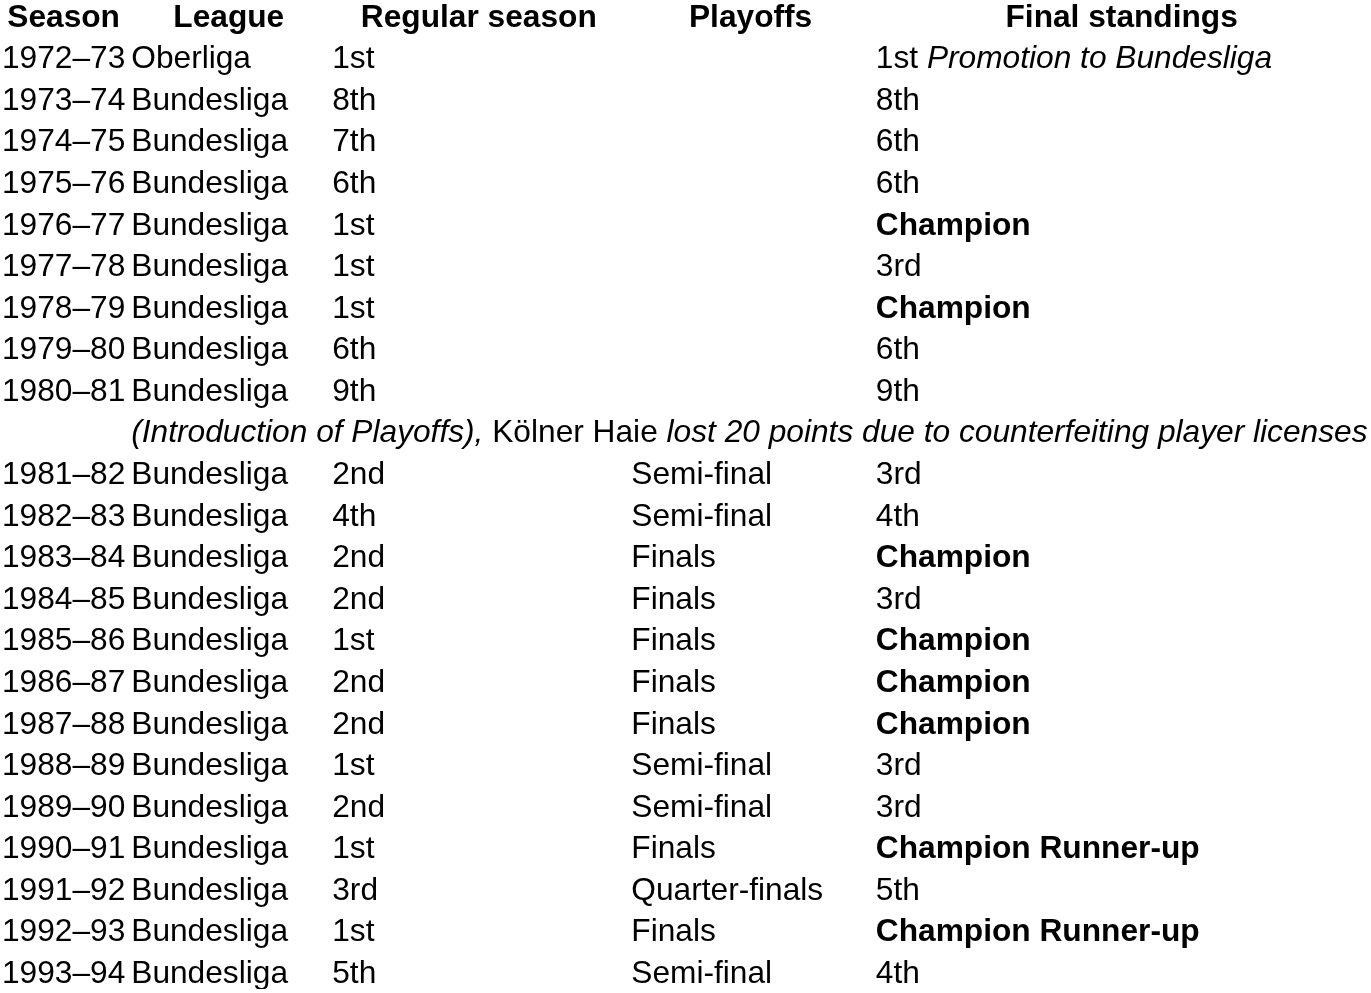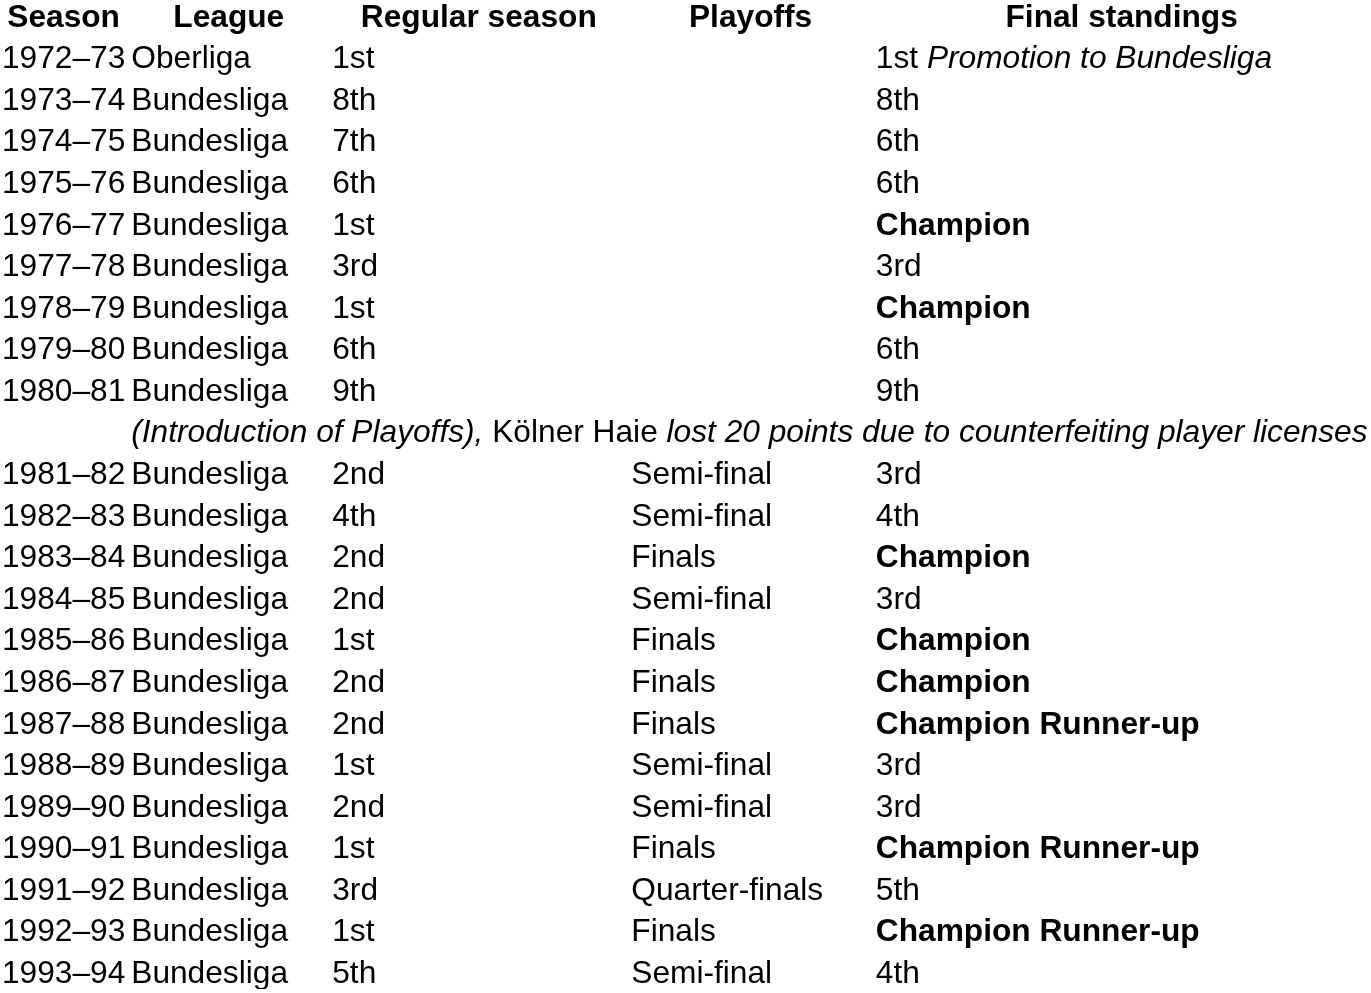(353, 265) 1st -> (355, 265) 3rd
(674, 598) Finals -> (702, 598) Semi-final
(953, 723) Champion -> (1038, 723) Champion Runner-up
